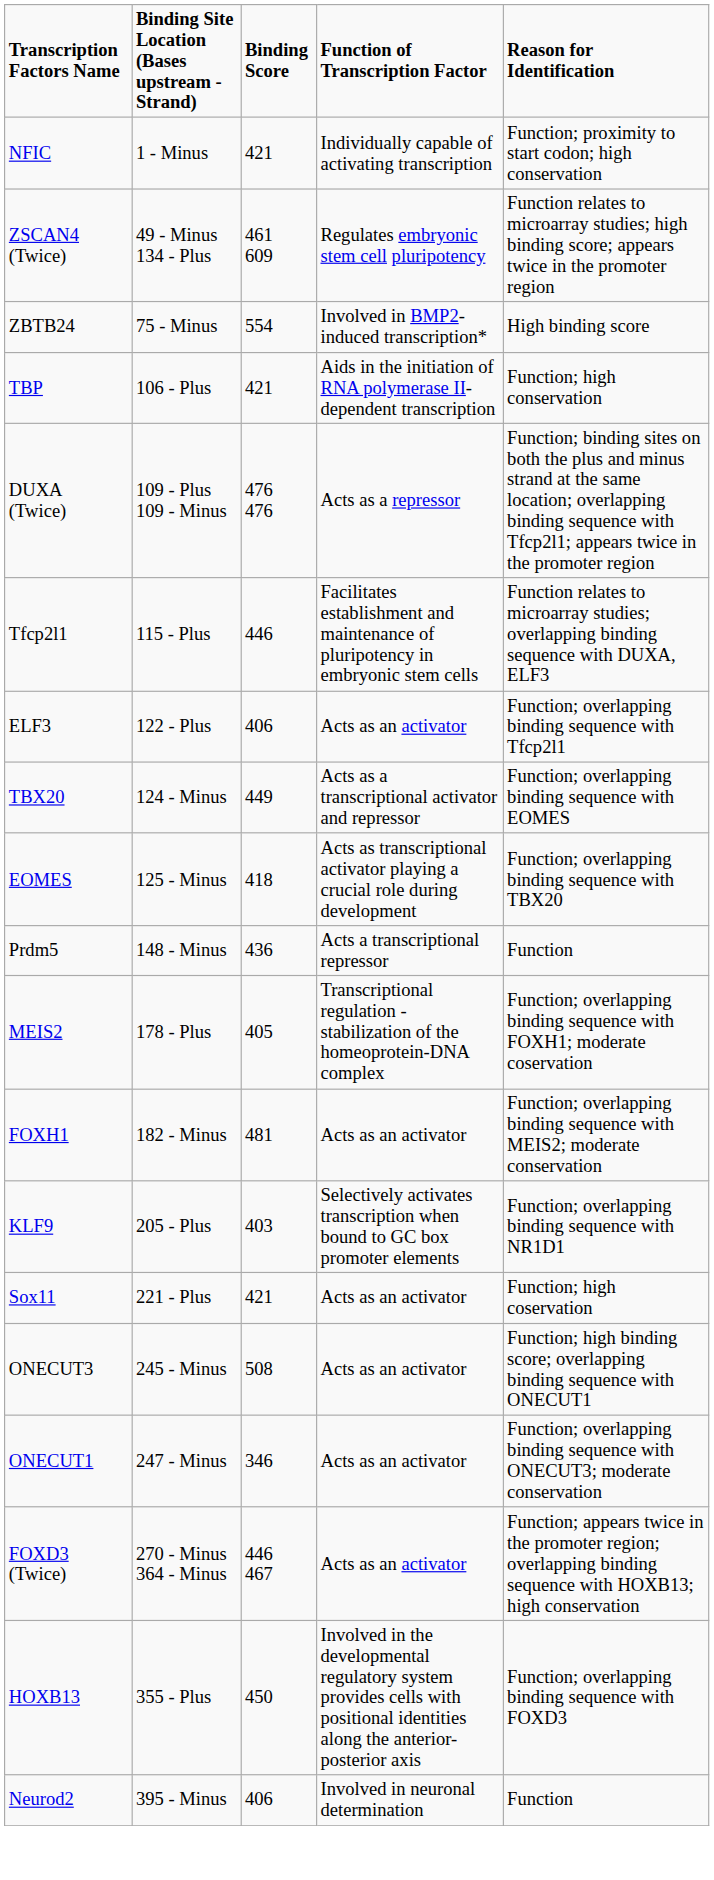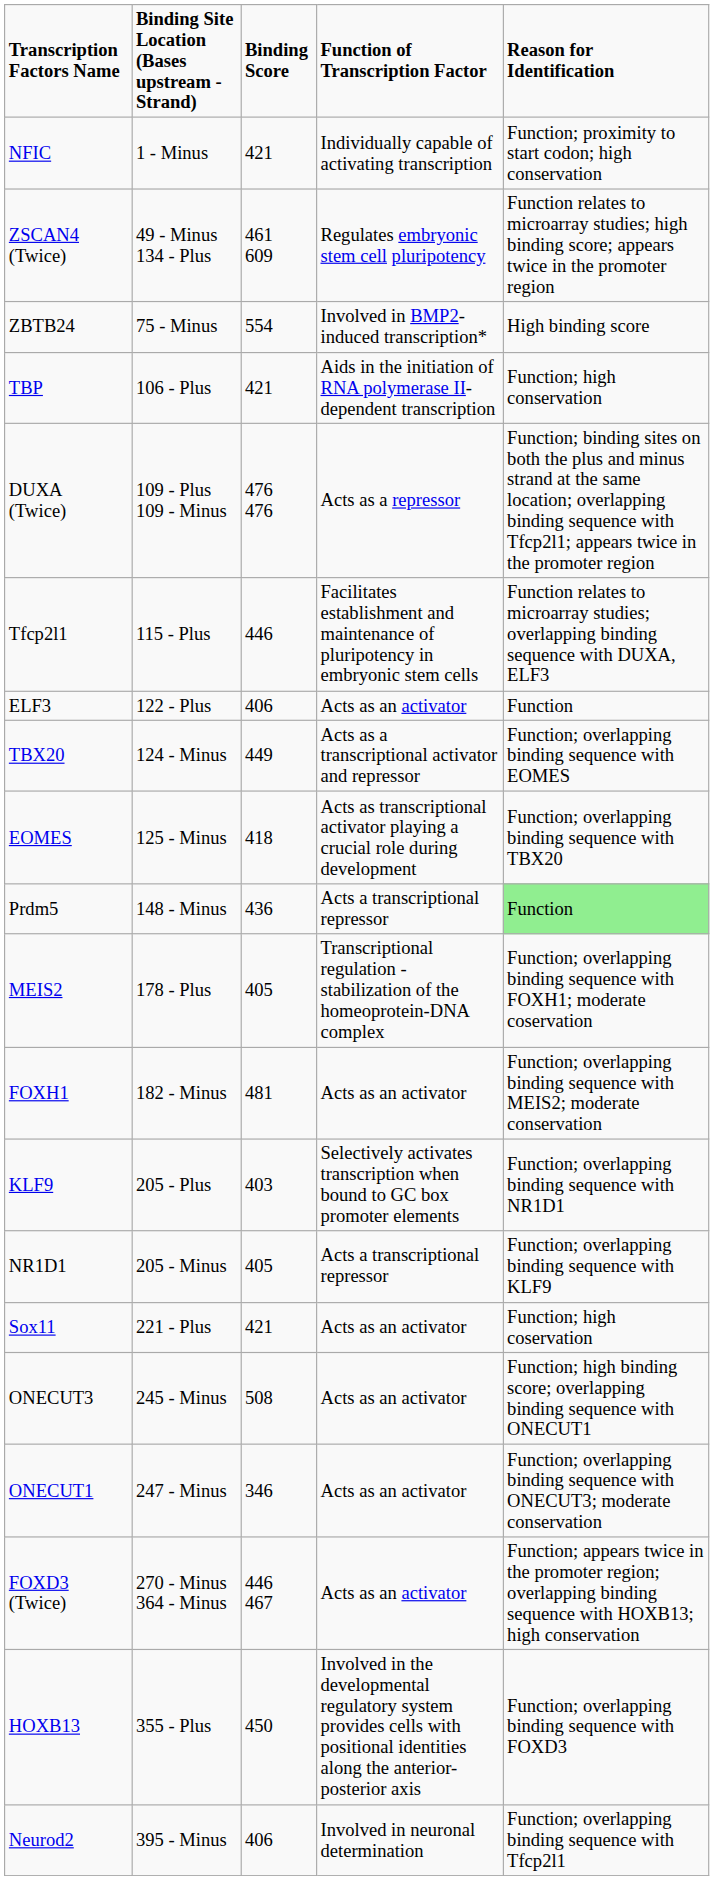(591, 726) Function; overlapping binding sequence with Tfcp2l1 -> (540, 705) Function
(540, 950) no background -> (540, 908) lightgreen background
+ row: (38, 1266)
(540, 1799) Function -> (591, 1839) Function; overlapping binding sequence with Tfcp2l1
